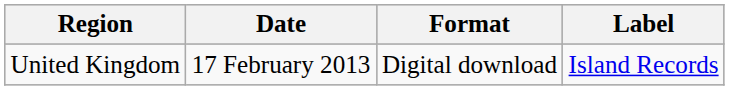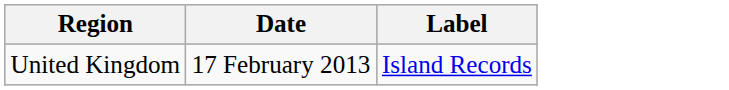- column: (469, 24)
